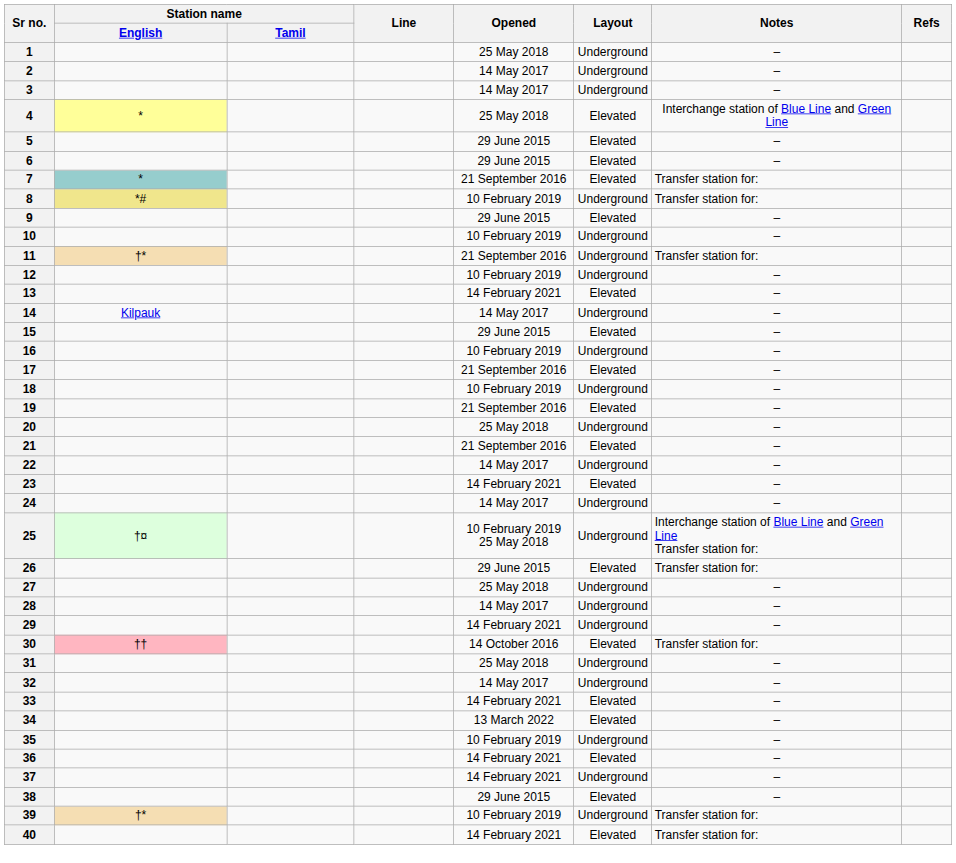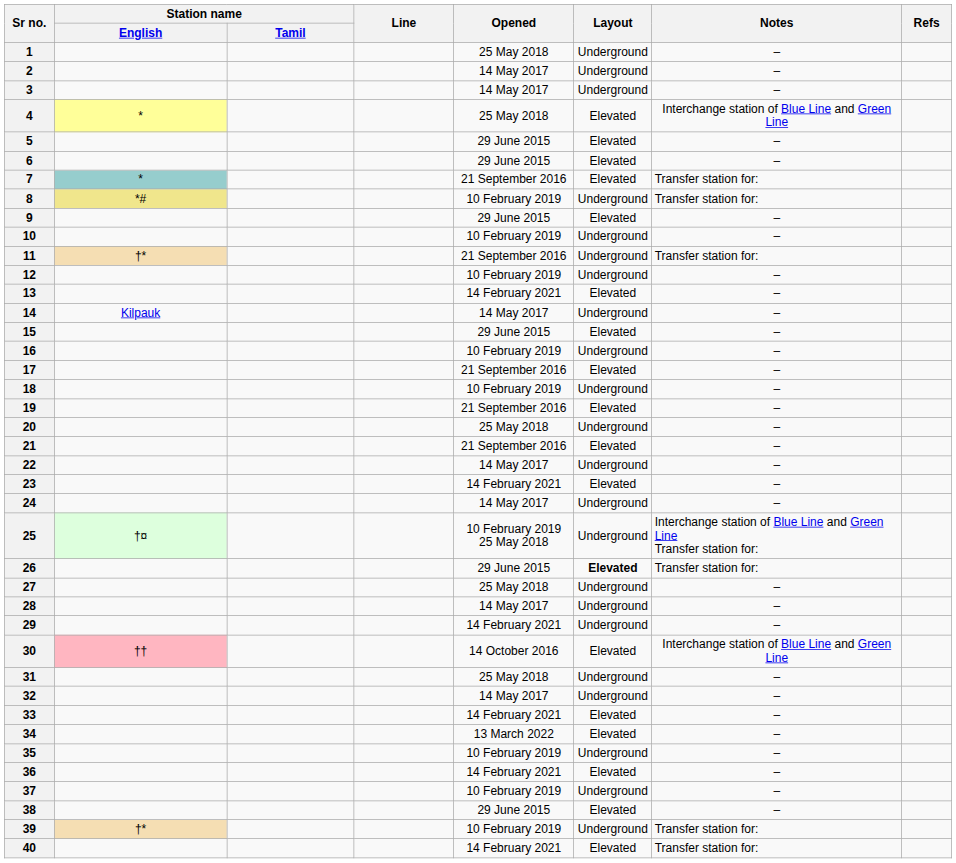(613, 568) normal -> (613, 568) bold
(706, 644) Transfer station for: -> (777, 651) Interchange station of Blue Line and Green Line
(514, 777) 14 February 2021 -> (514, 791) 10 February 2019
